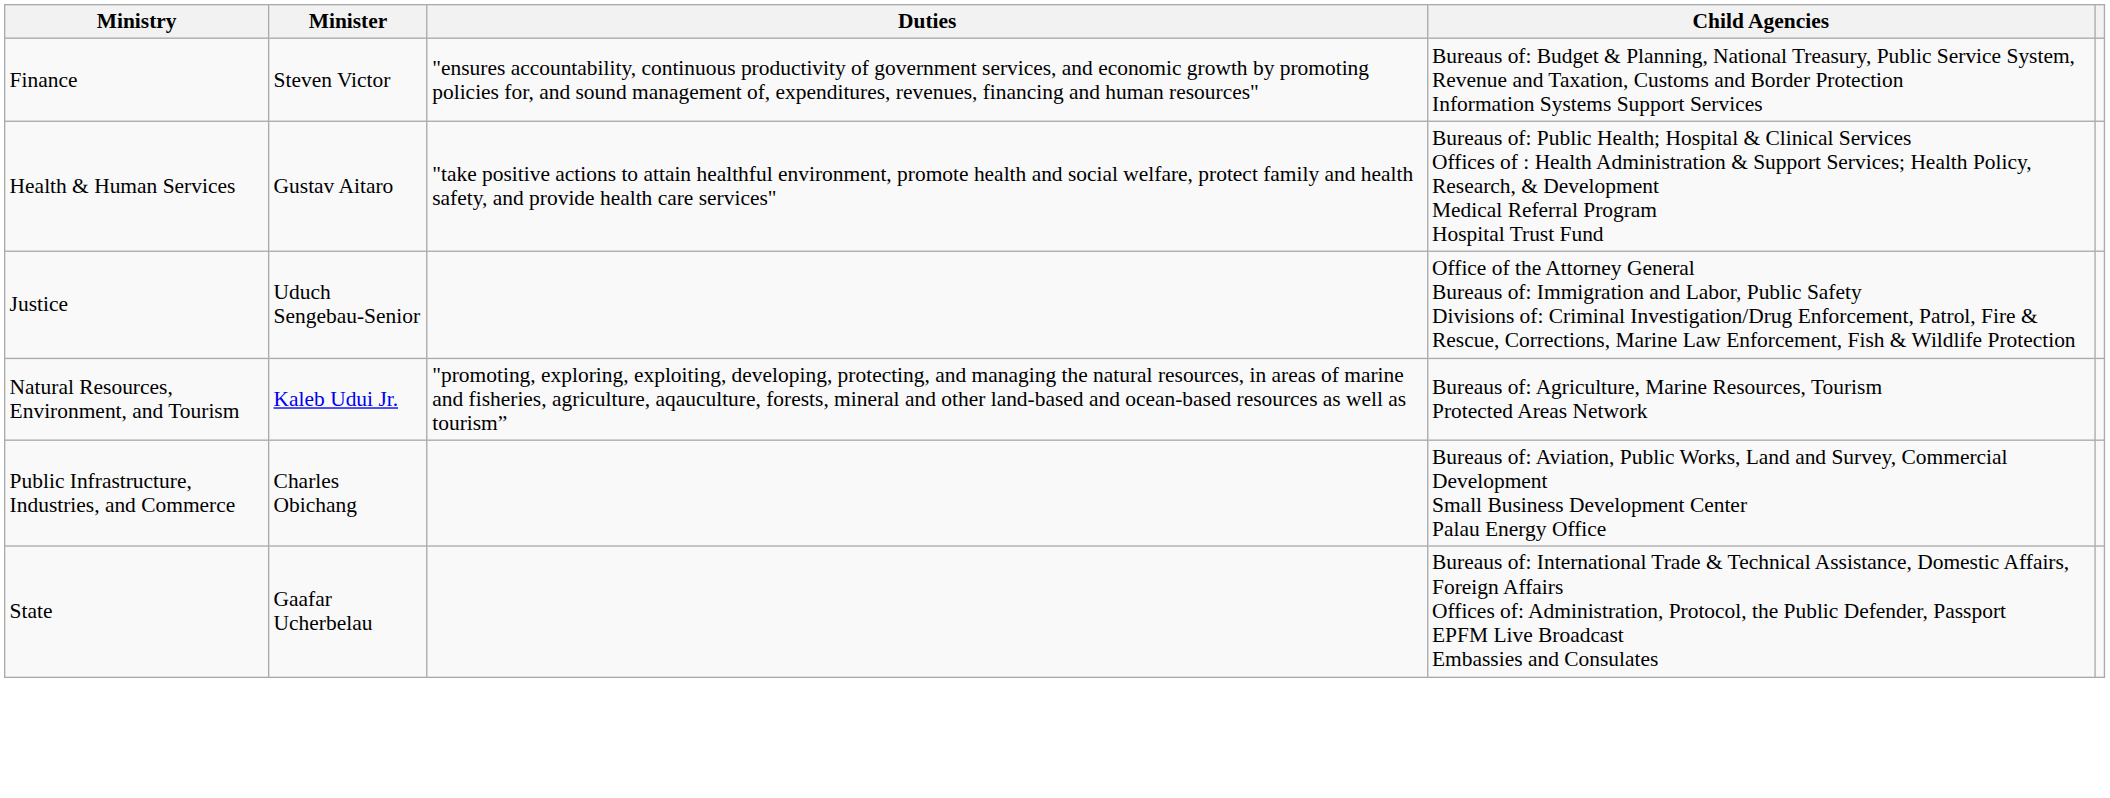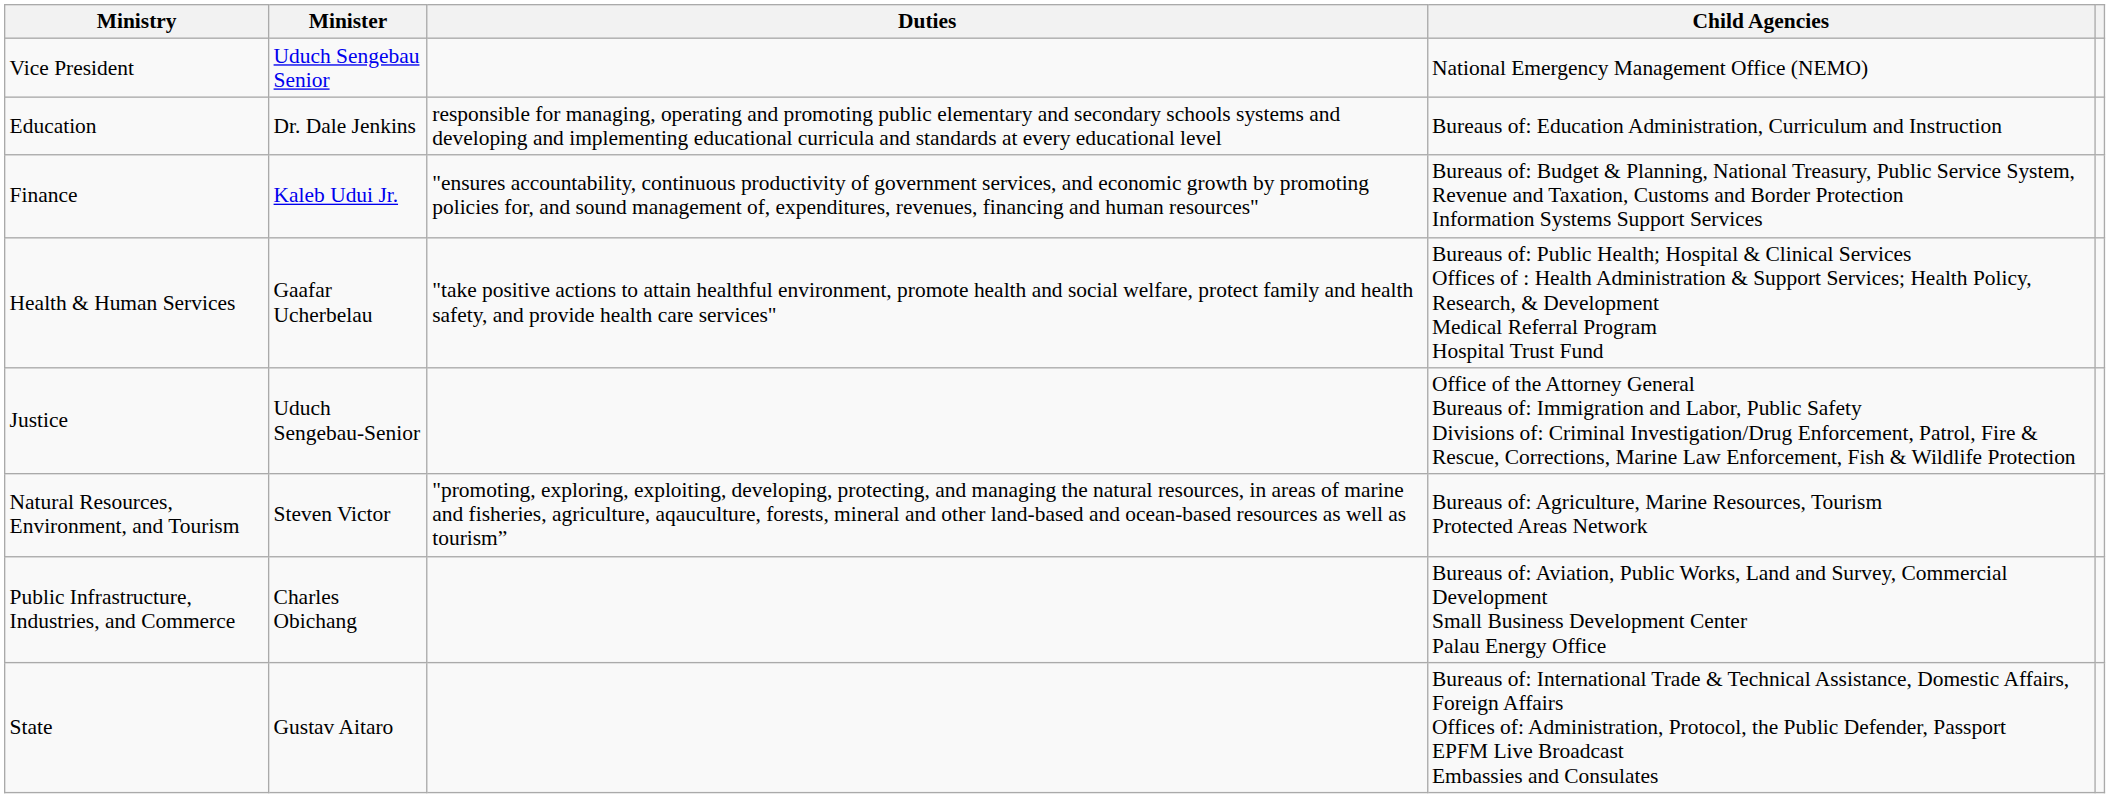+ row: (72, 67)
+ row: (53, 125)
(332, 79) Steven Victor -> (336, 195) Kaleb Udui Jr.
(333, 185) Gustav Aitaro -> (323, 302) Gaafar Ucherbelau
(336, 398) Kaleb Udui Jr. -> (332, 514) Steven Victor
(323, 611) Gaafar Ucherbelau -> (333, 727) Gustav Aitaro
